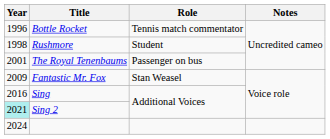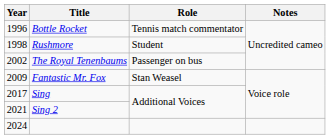(17, 61) 2001 -> (17, 61) 2002
(17, 93) 2016 -> (17, 93) 2017
(17, 110) paleturquoise background -> (17, 110) no background
